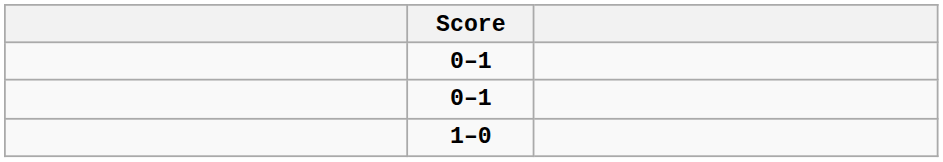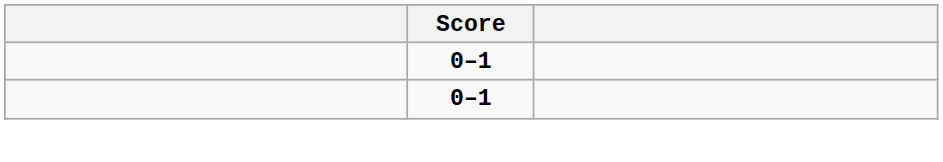- row: (206, 137)
